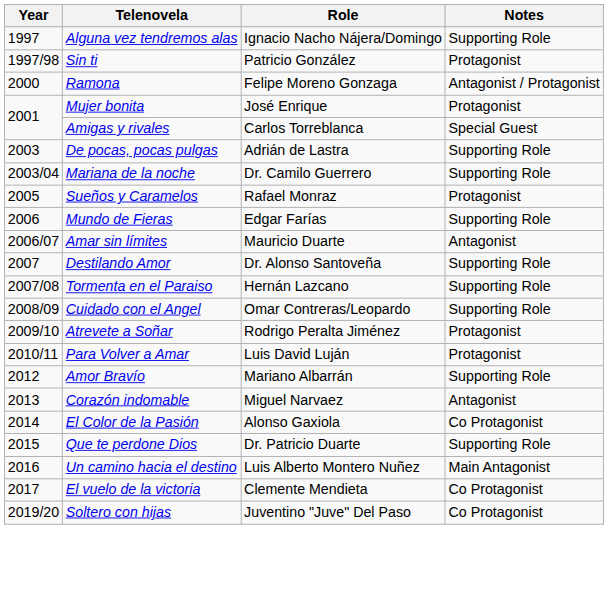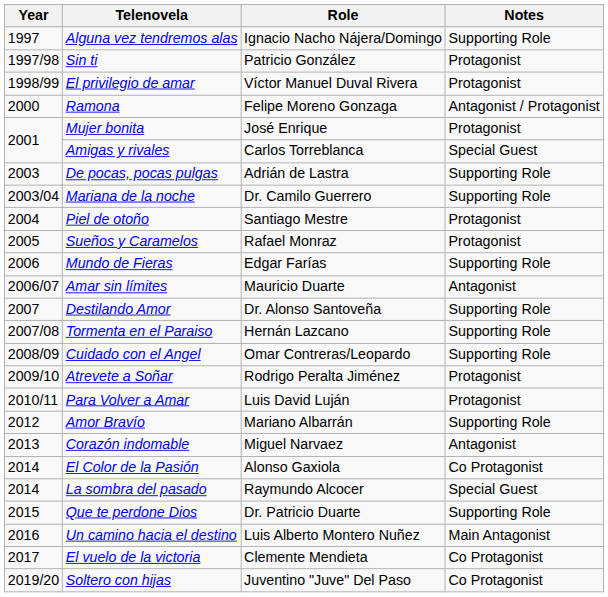+ row: (130, 83)
+ row: (107, 219)
+ row: (136, 490)
